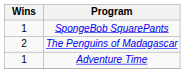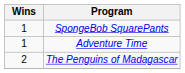rows swapped: (112, 44) <-> (112, 60)
